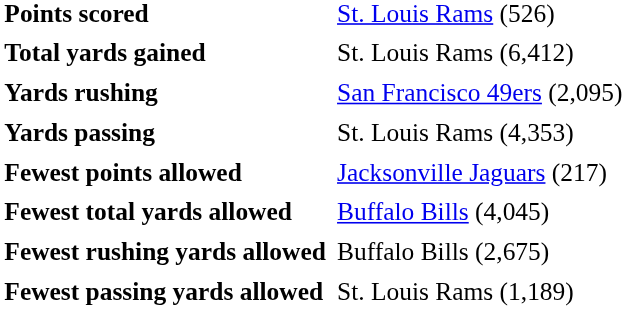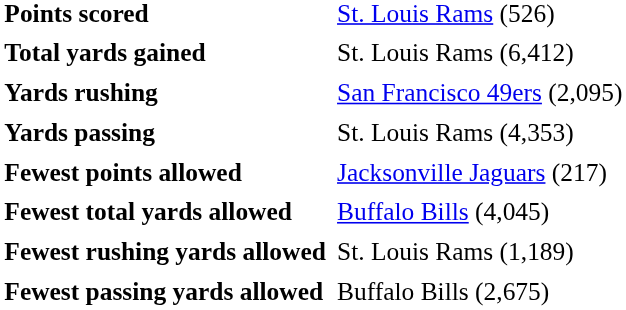(443, 251) Buffalo Bills (2,675) -> (455, 251) St. Louis Rams (1,189)
(455, 291) St. Louis Rams (1,189) -> (443, 291) Buffalo Bills (2,675)
